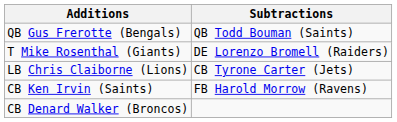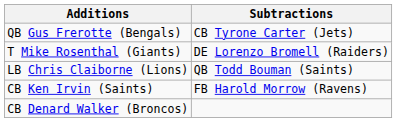(274, 33) QB Todd Bouman (Saints) -> (274, 33) CB Tyrone Carter (Jets)
(274, 70) CB Tyrone Carter (Jets) -> (274, 70) QB Todd Bouman (Saints)
